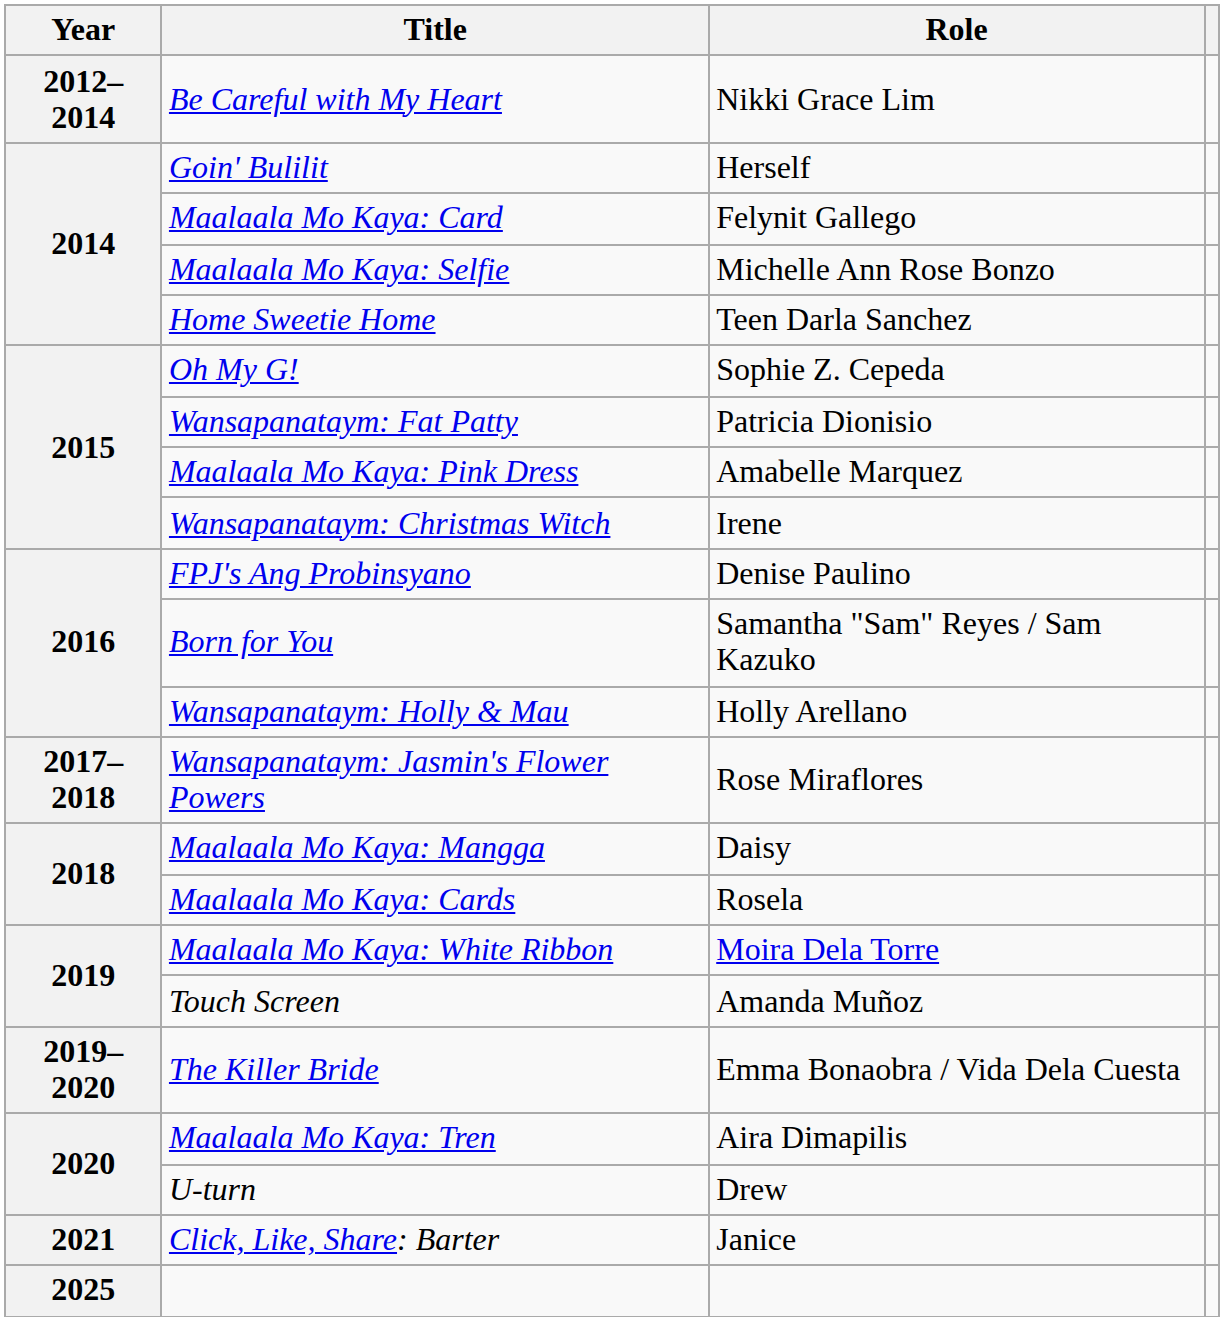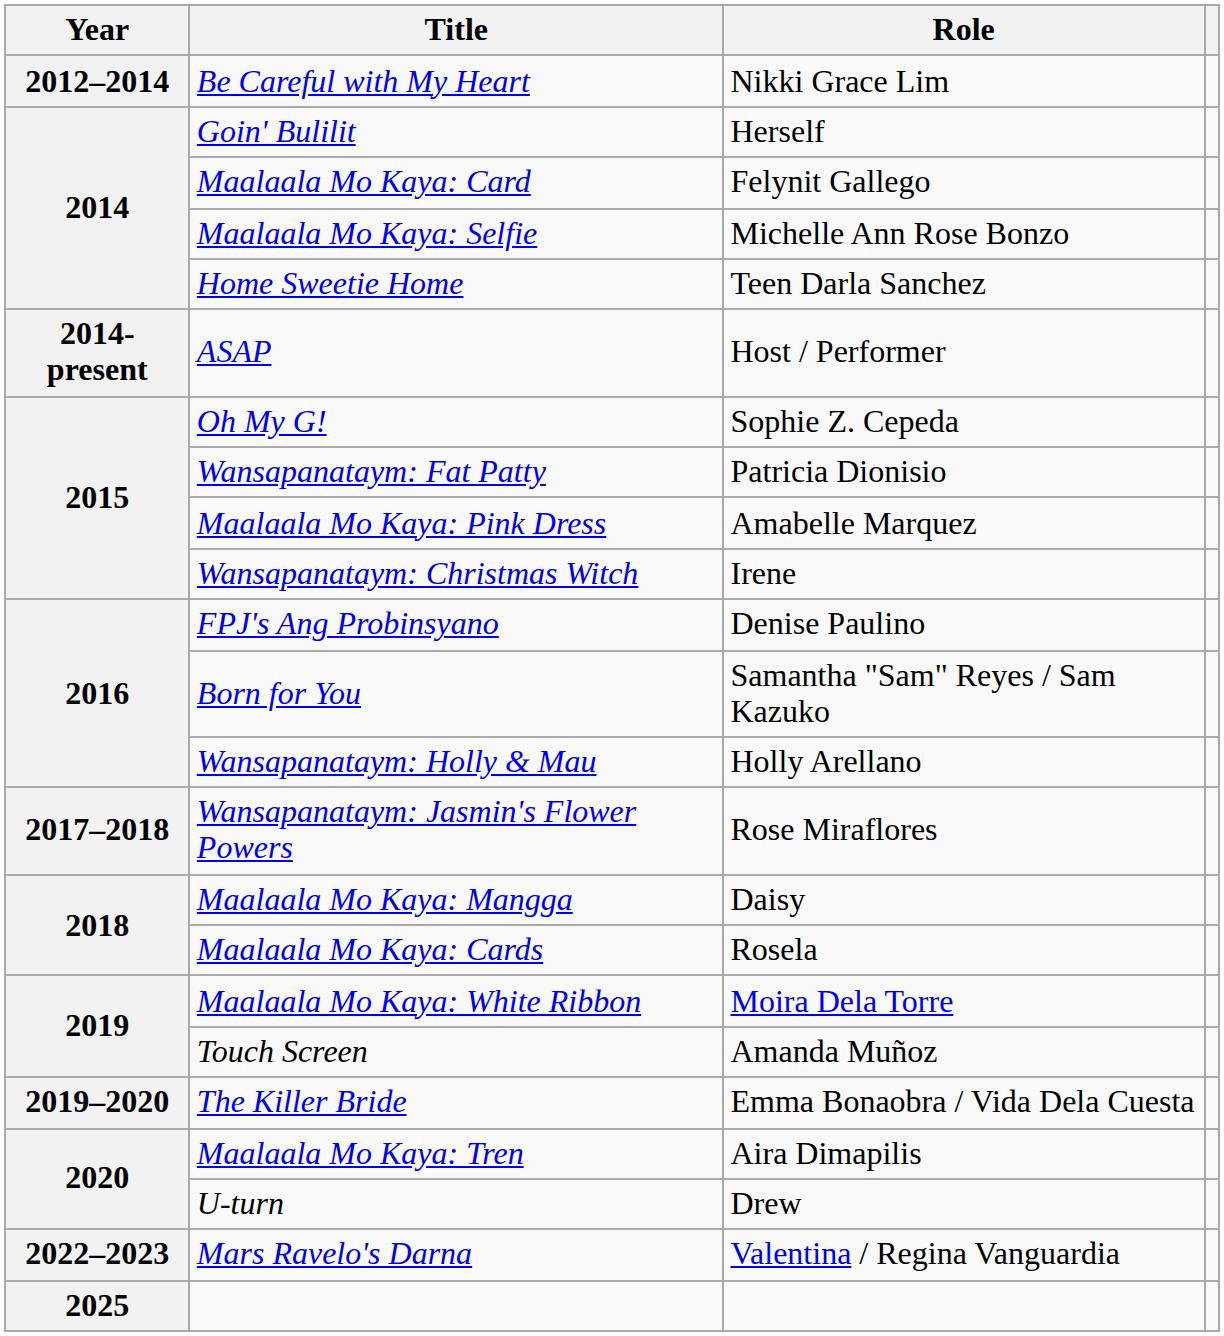+ row: (234, 352)
- row: (334, 1239)
+ row: (334, 1254)
